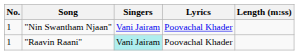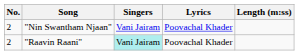(9, 27) 1 -> (9, 27) 2
(9, 42) 1 -> (9, 42) 2
